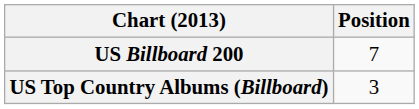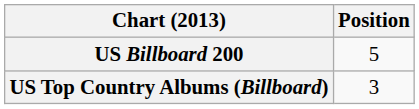(374, 53) 7 -> (374, 53) 5
